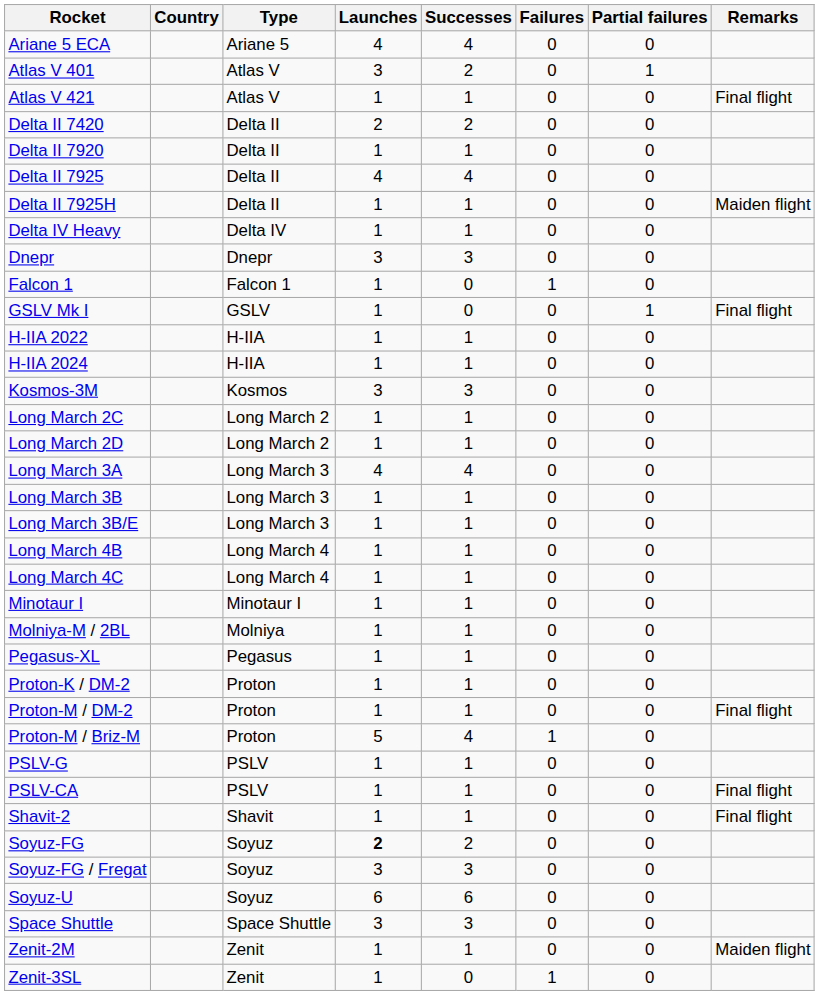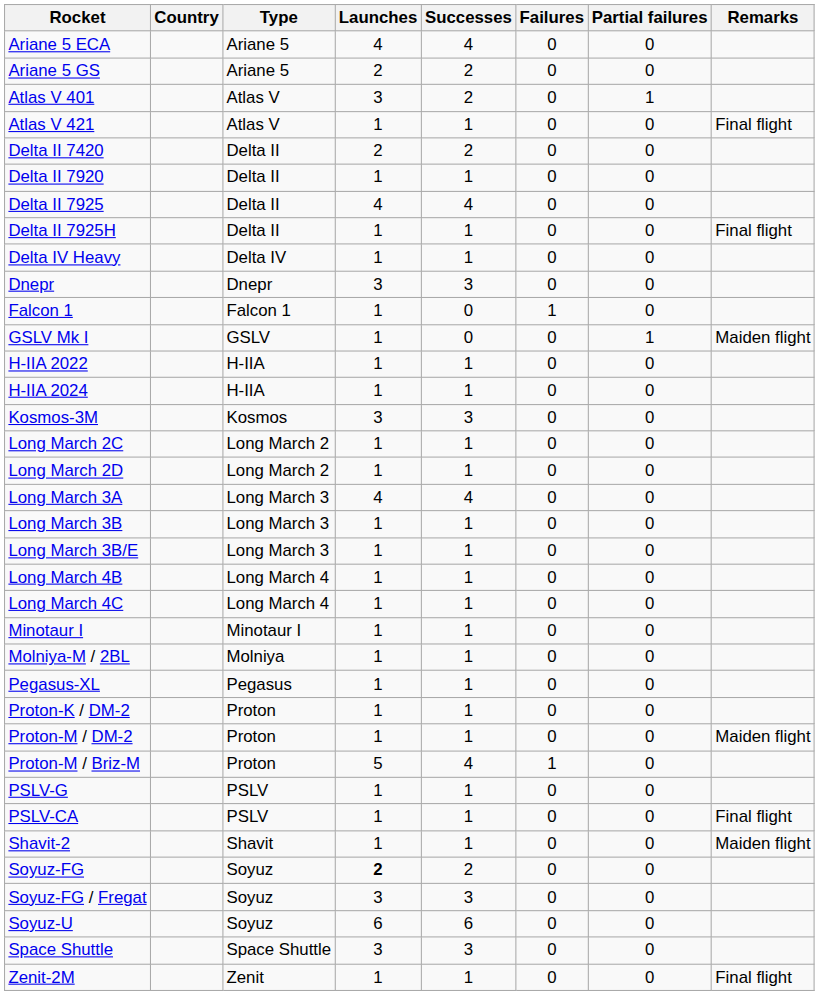+ row: (54, 71)
(763, 204) Maiden flight -> (754, 230) Final flight
(754, 310) Final flight -> (763, 337) Maiden flight
(754, 710) Final flight -> (763, 737) Maiden flight
(754, 817) Final flight -> (763, 843) Maiden flight
(763, 950) Maiden flight -> (754, 976) Final flight
- row: (45, 976)
